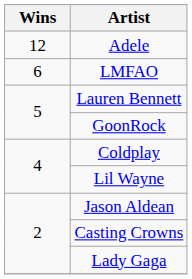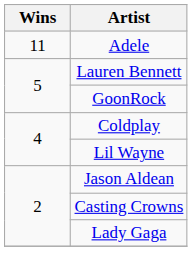(38, 44) 12 -> (38, 44) 11
- row: (129, 71)
